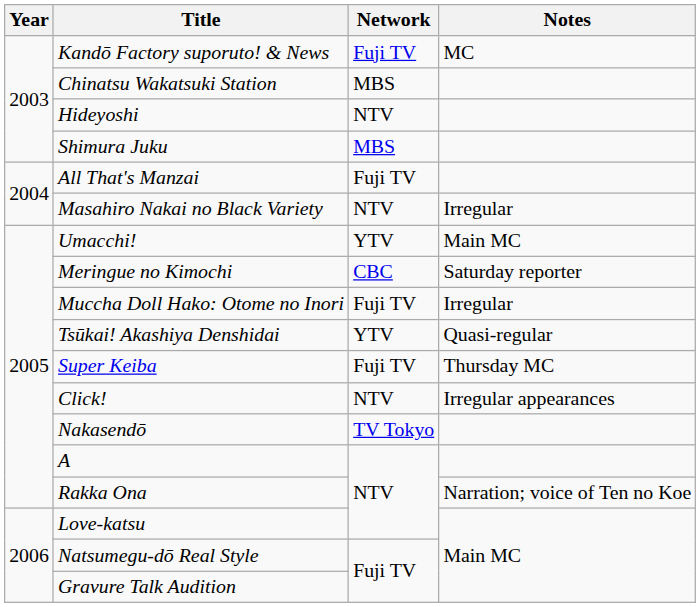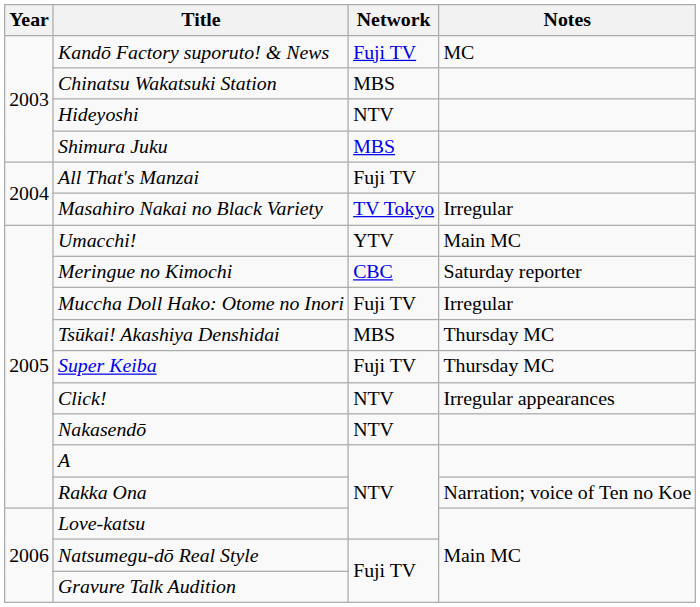(374, 209) NTV -> (394, 209) TV Tokyo
(374, 334) YTV -> (374, 334) MBS
(498, 334) Quasi-regular -> (499, 334) Thursday MC
(394, 429) TV Tokyo -> (374, 429) NTV
